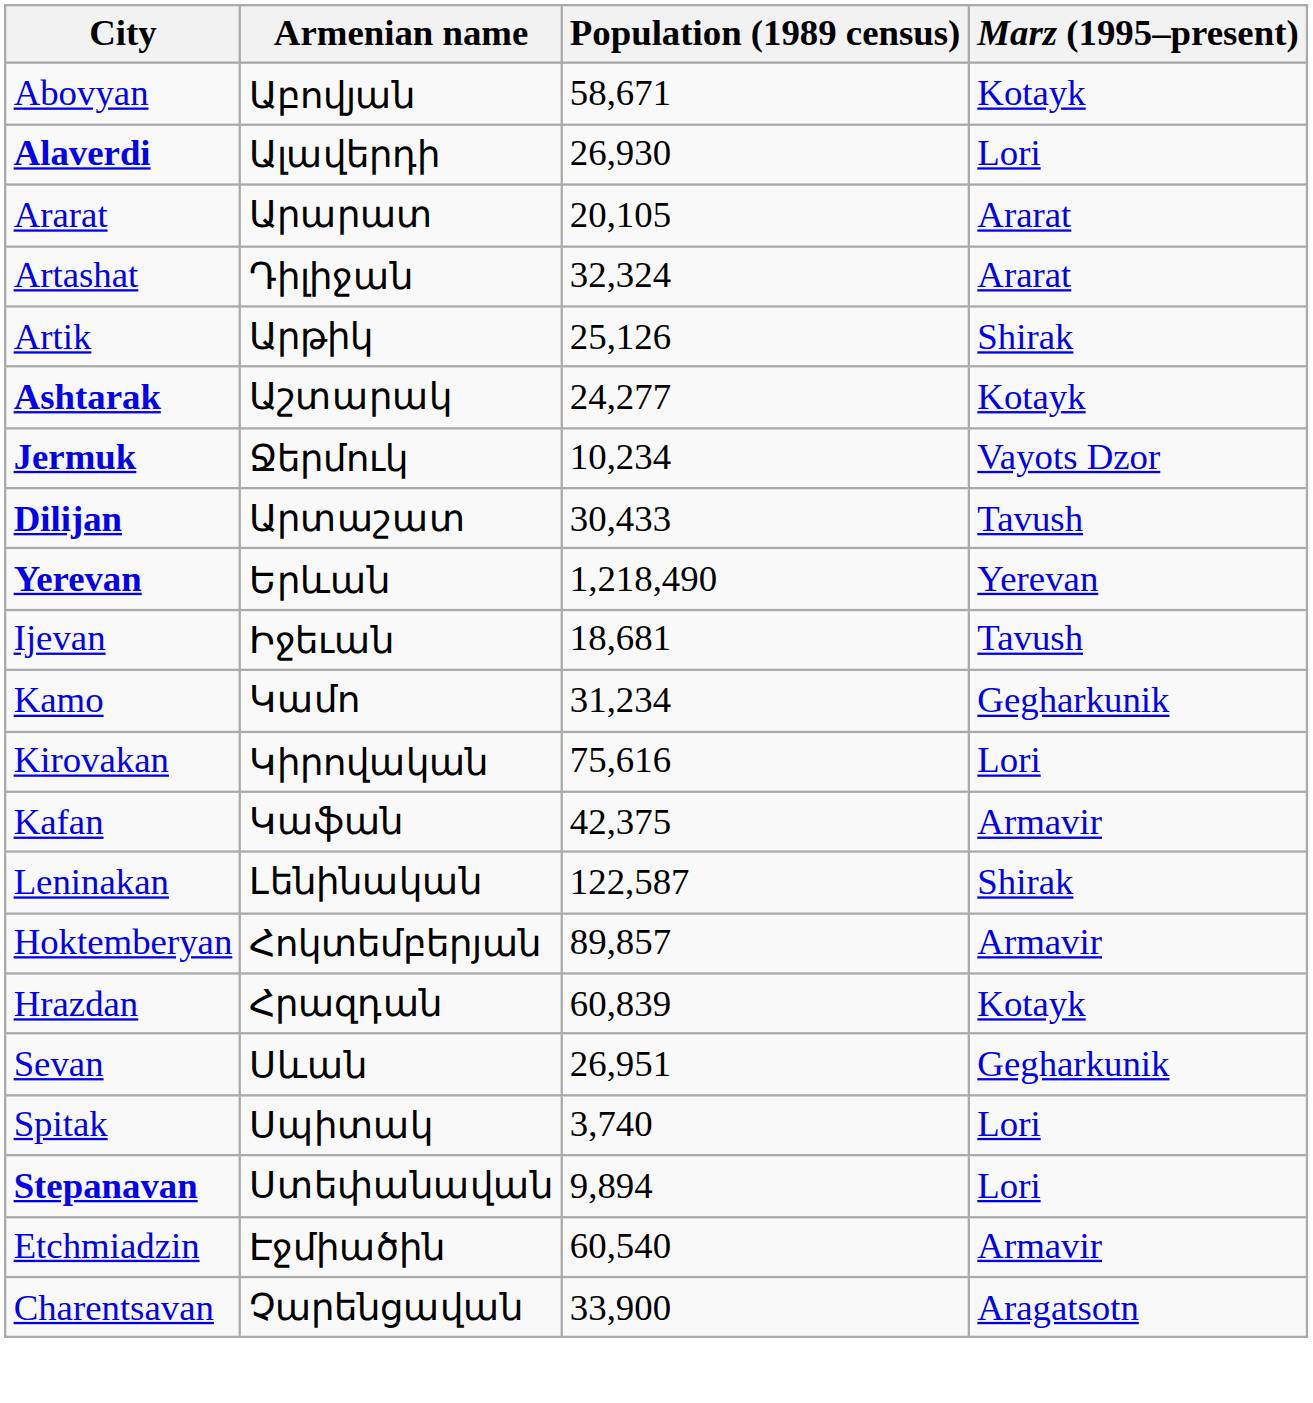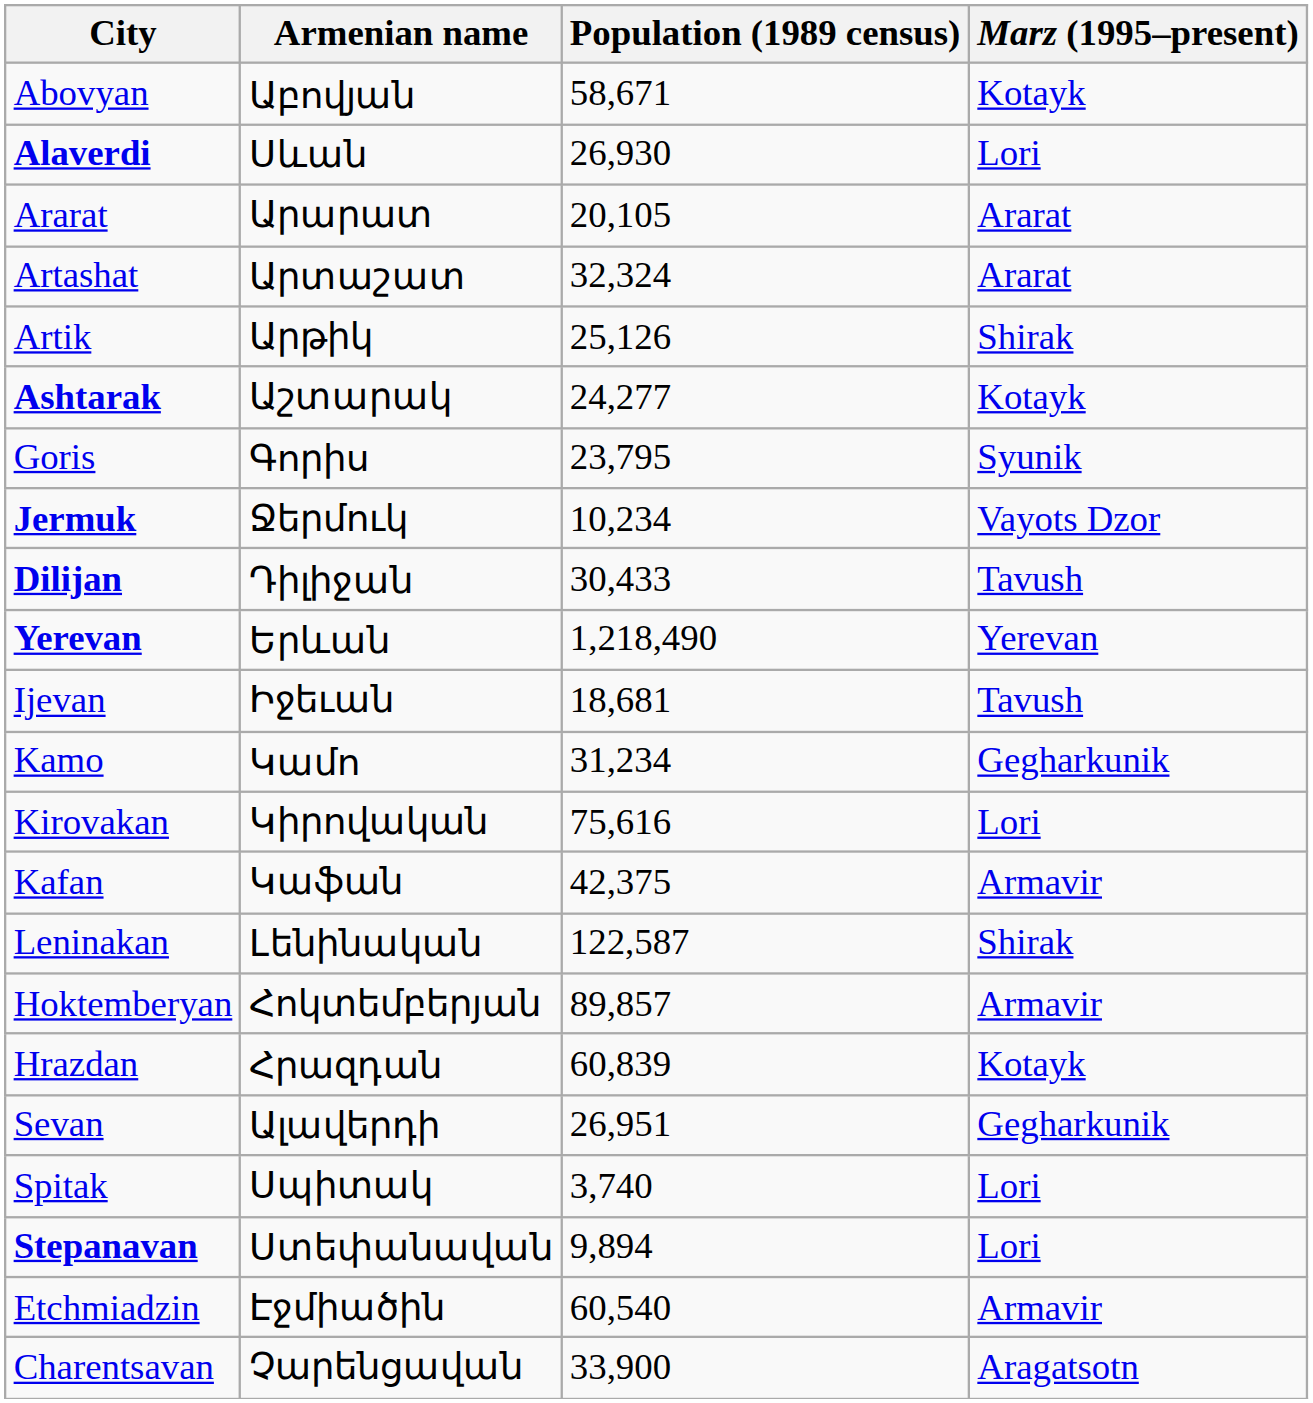(345, 155) Ալավերդի -> (308, 155) Սևան
(331, 276) Դիլիջան -> (357, 276) Արտաշատ
+ row: (55, 457)
(357, 518) Արտաշատ -> (331, 579) Դիլիջան
(308, 1064) Սևան -> (345, 1125) Ալավերդի
